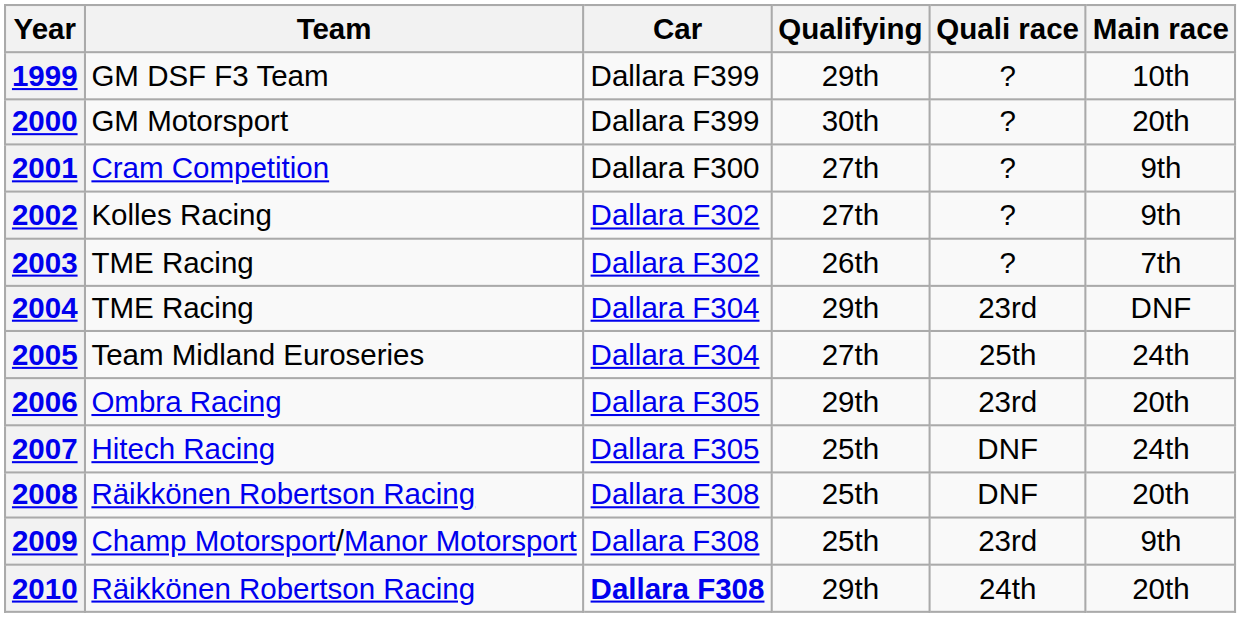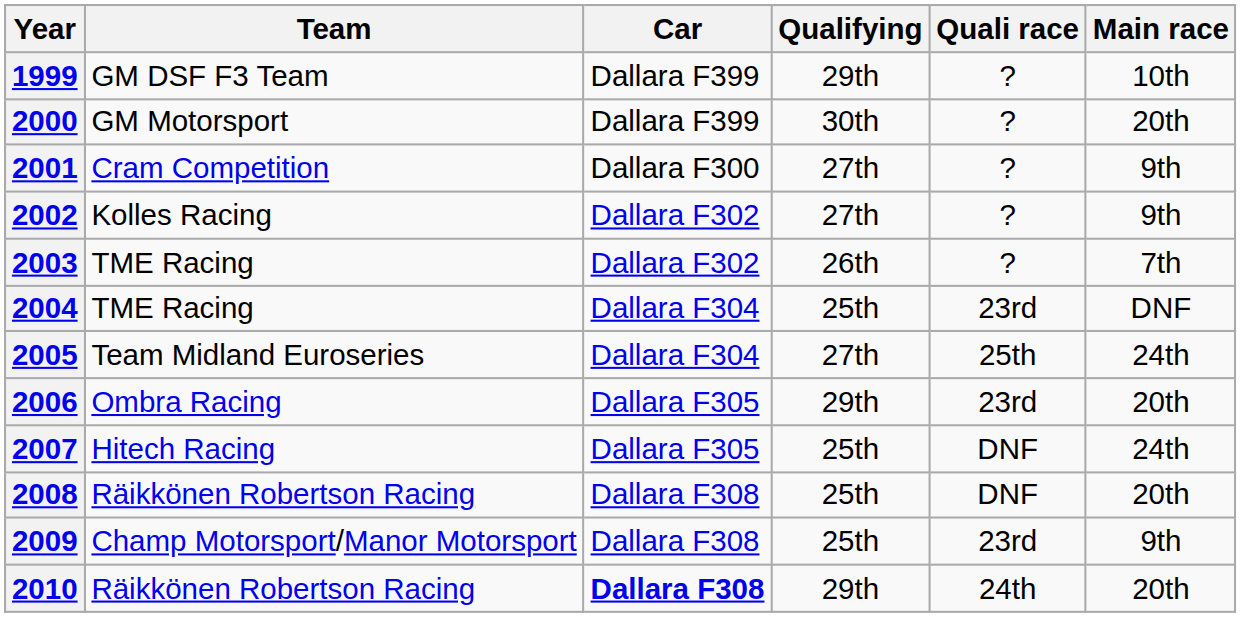(850, 309) 29th -> (850, 309) 25th
